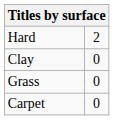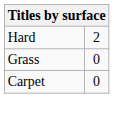- row: (21, 59)
